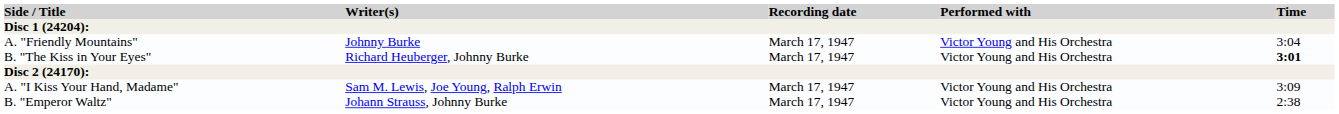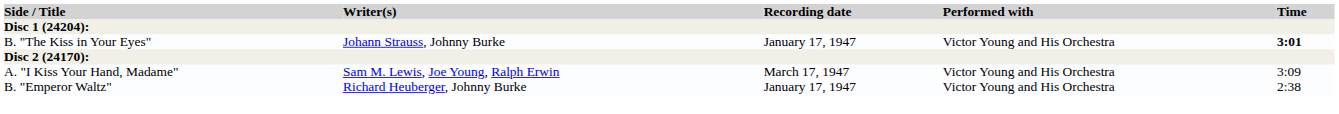- row: (71, 41)
(437, 56) Richard Heuberger, Johnny Burke -> (424, 41) Johann Strauss, Johnny Burke
(811, 56) March 17, 1947 -> (810, 41) January 17, 1947
(426, 102) Johann Strauss, Johnny Burke -> (435, 87) Richard Heuberger, Johnny Burke
(811, 102) March 17, 1947 -> (810, 87) January 17, 1947
